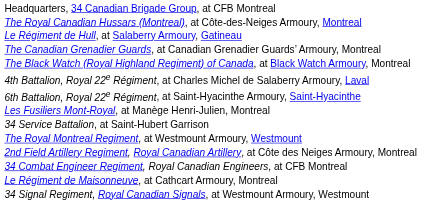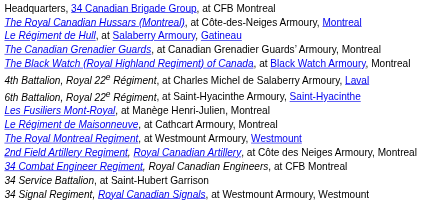rows swapped: (141, 180) <-> (107, 125)
